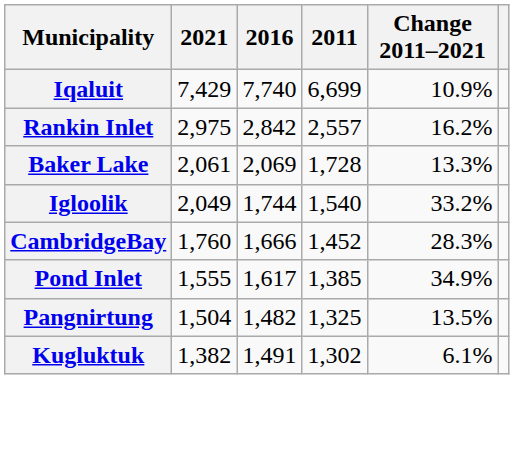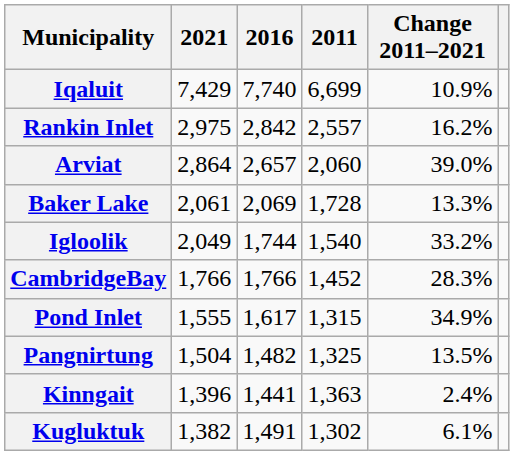+ row: (88, 164)
(204, 240) 1,760 -> (204, 278) 1,766
(269, 240) 1,666 -> (269, 278) 1,766
(334, 278) 1,385 -> (334, 316) 1,315
+ row: (88, 393)
